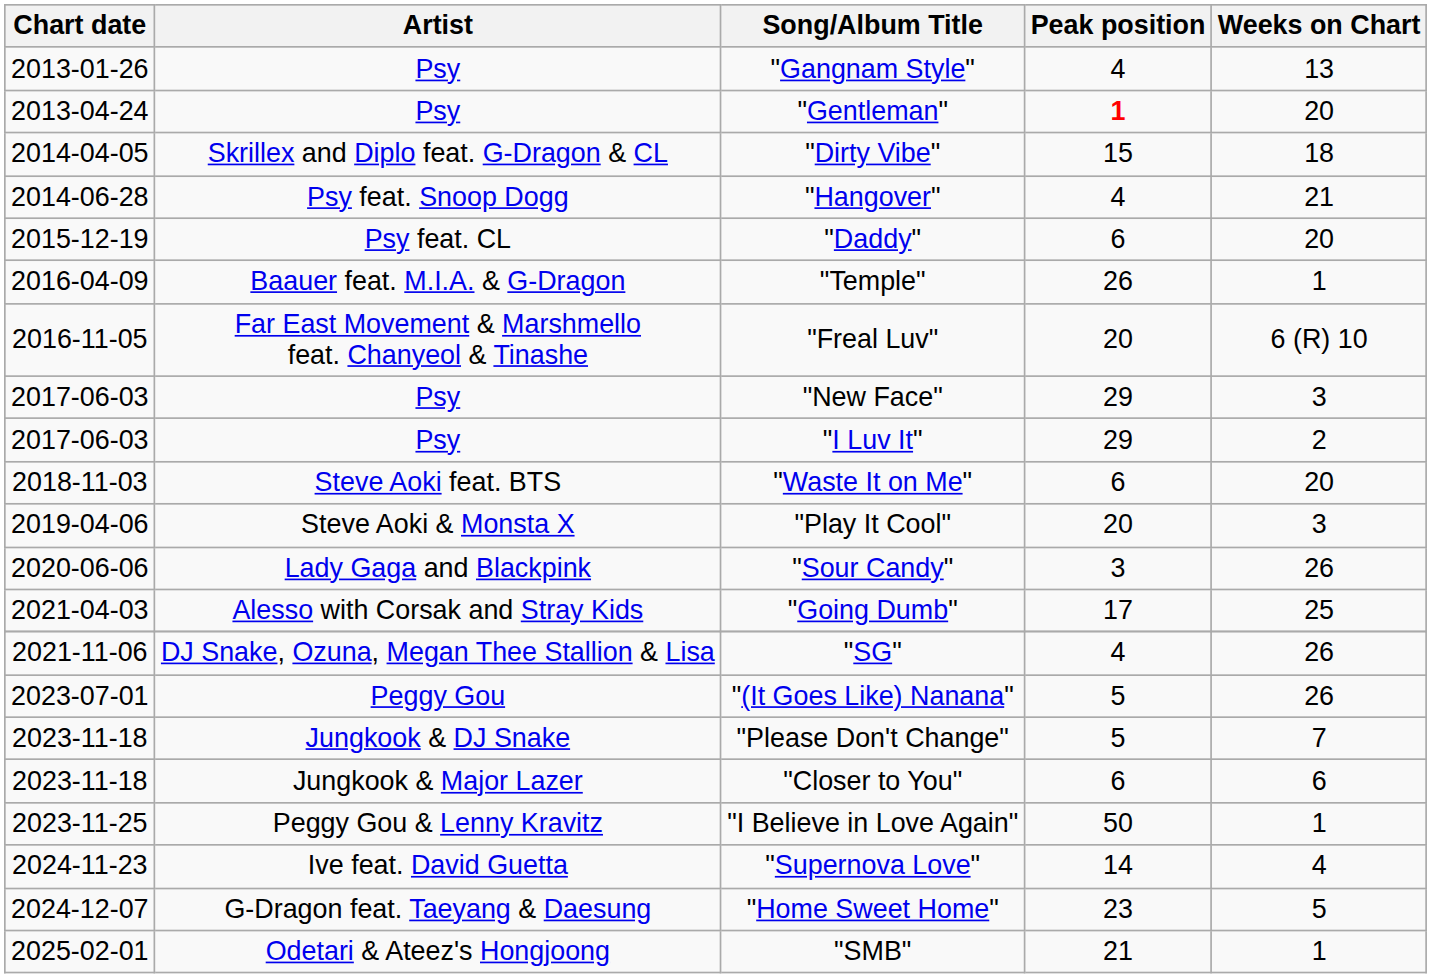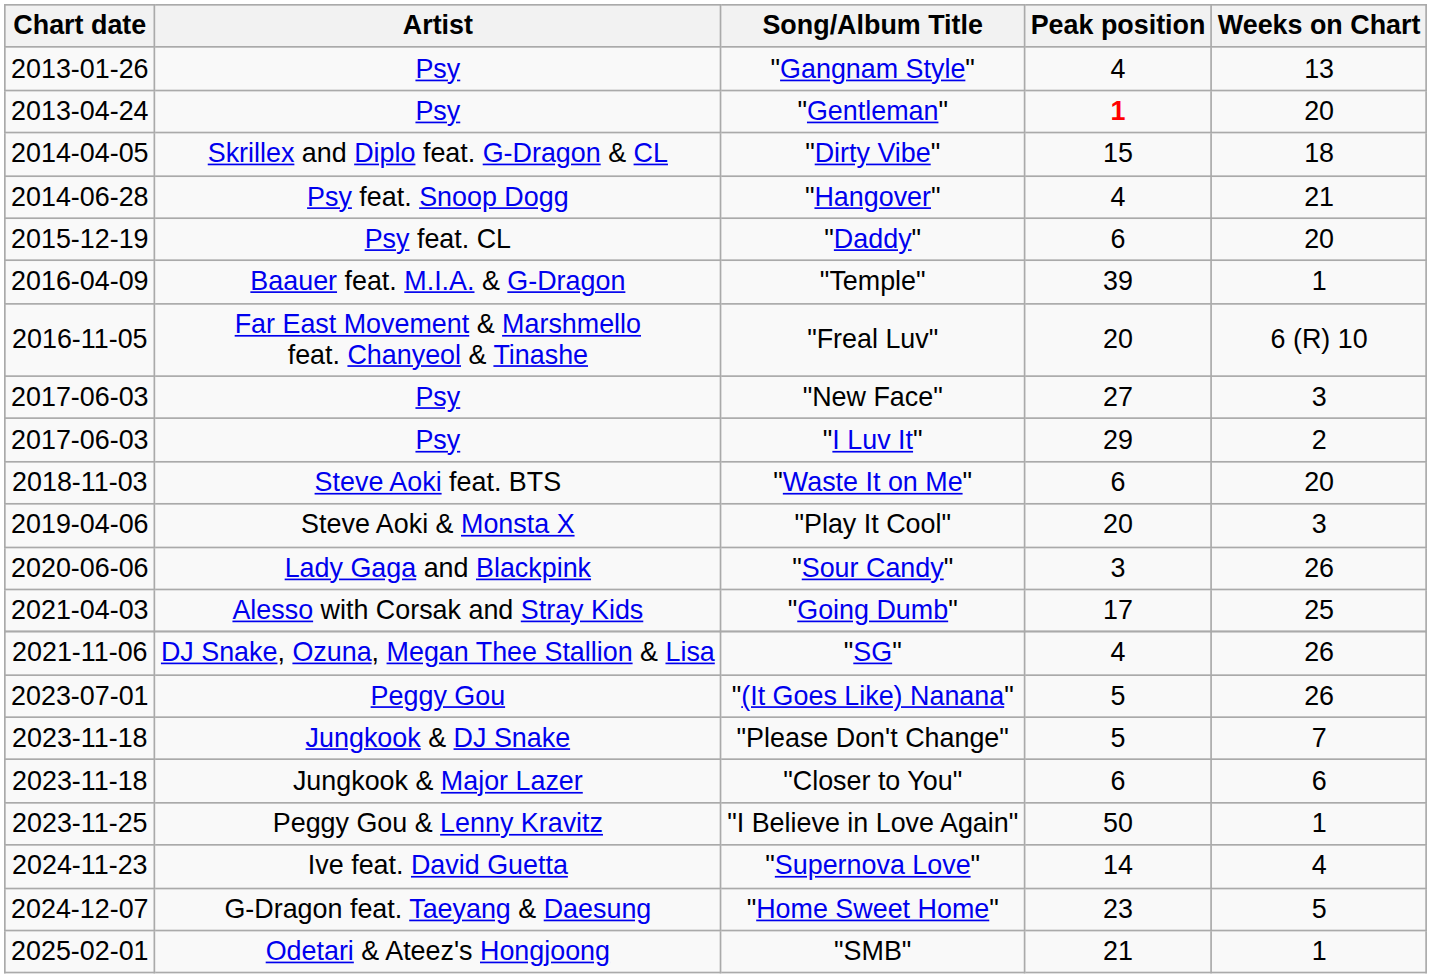(1118, 281) 26 -> (1118, 281) 39
(1118, 397) 29 -> (1118, 397) 27
